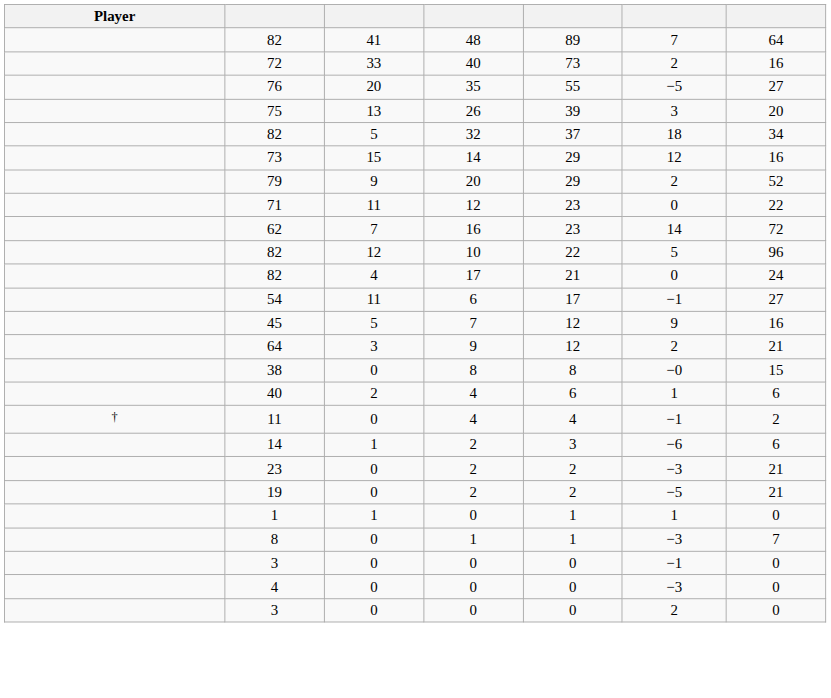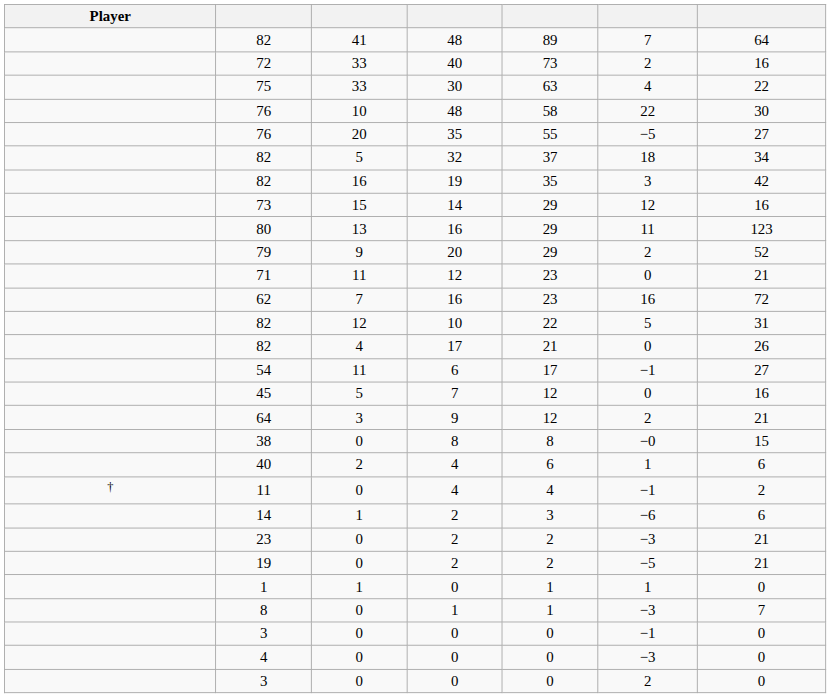+ row: (264, 87)
+ row: (264, 110)
- row: (274, 110)
+ row: (264, 181)
+ row: (264, 228)
(776, 205) 22 -> (762, 275) 21
(674, 228) 14 -> (648, 299) 16
(776, 252) 96 -> (762, 323) 31
(776, 275) 24 -> (762, 346) 26
(674, 323) 9 -> (648, 393) 0
